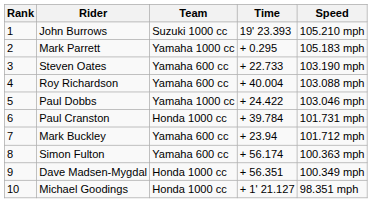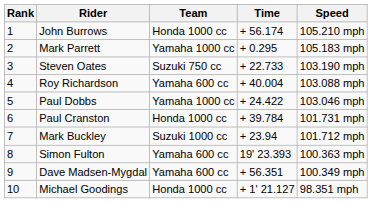(190, 31) Suzuki 1000 cc -> (190, 31) Honda 1000 cc
(265, 31) 19' 23.393 -> (261, 31) + 56.174
(190, 66) Yamaha 600 cc -> (187, 66) Suzuki 750 cc
(190, 136) Yamaha 600 cc -> (190, 136) Suzuki 1000 cc
(261, 154) + 56.174 -> (265, 154) 19' 23.393
(190, 171) Honda 1000 cc -> (190, 171) Yamaha 600 cc
